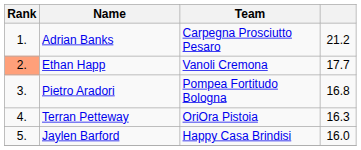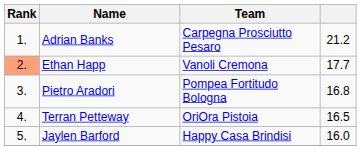(338, 117) 16.3 -> (338, 117) 16.5
